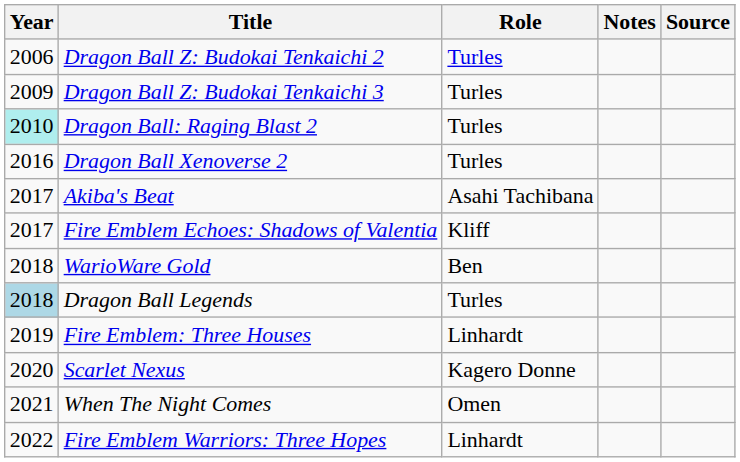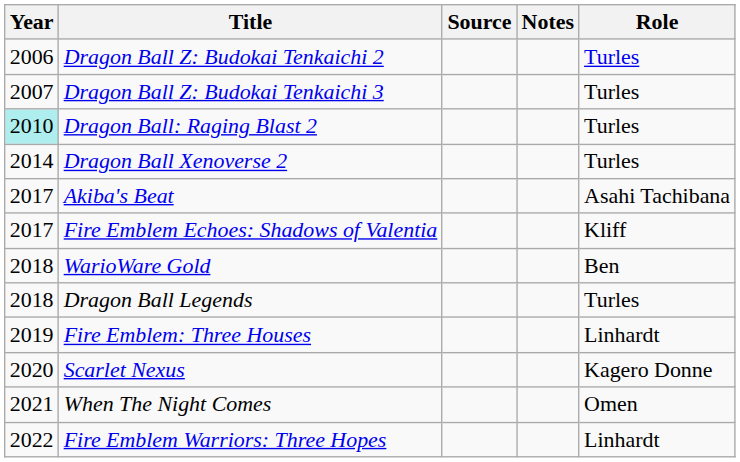columns swapped: (520, 21) <-> (698, 21)
(32, 91) 2009 -> (32, 91) 2007
(32, 160) 2016 -> (32, 160) 2014
(32, 299) lightblue background -> (32, 299) no background
